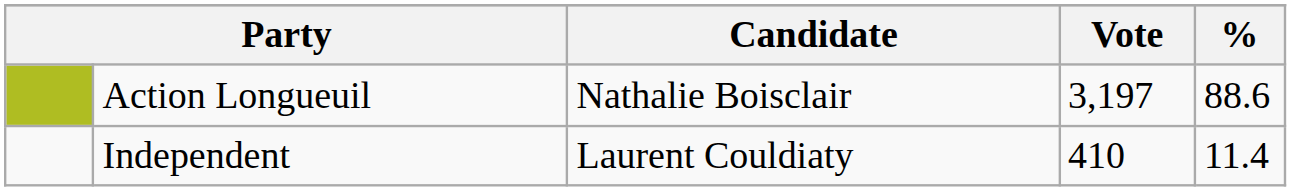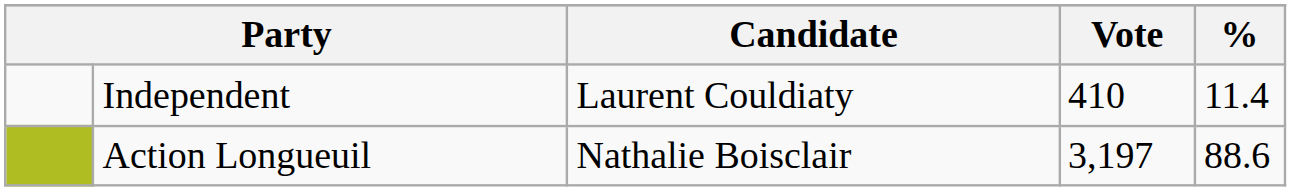rows swapped: (237, 94) <-> (196, 154)
